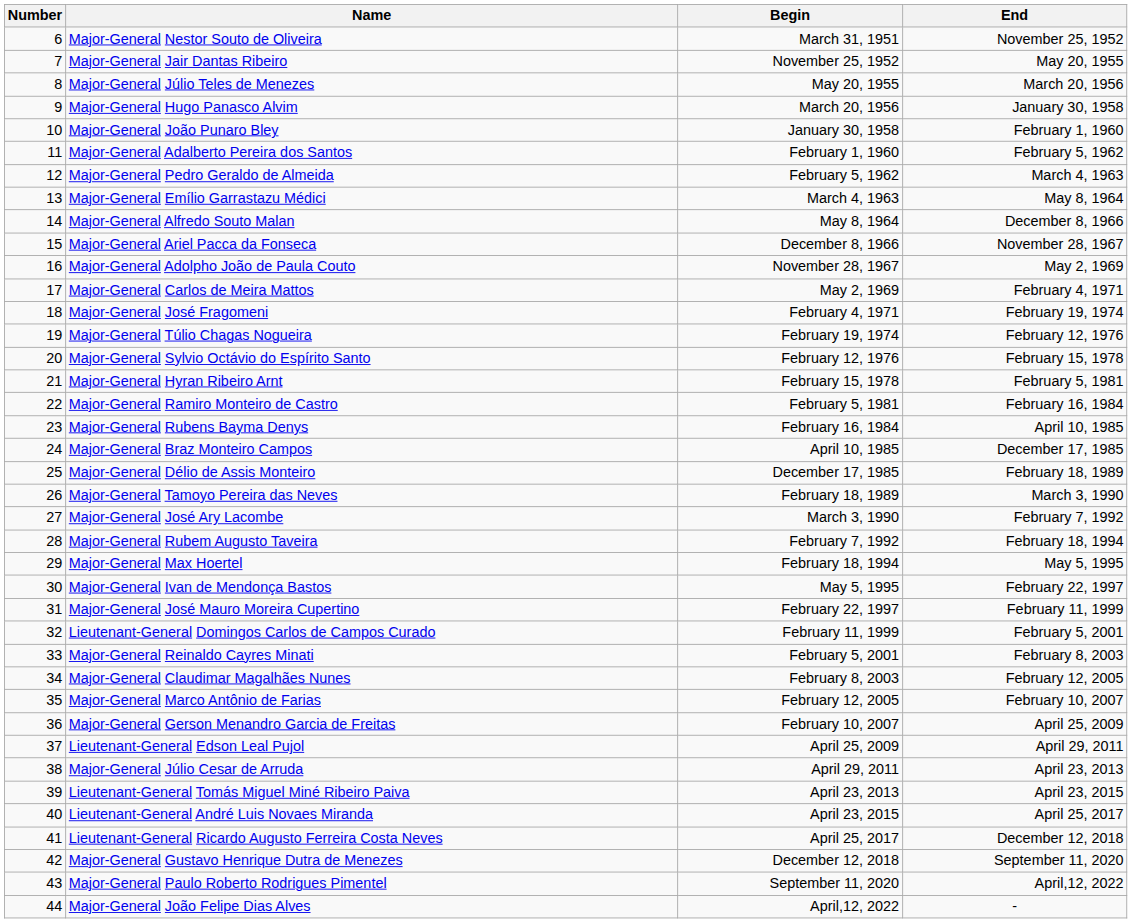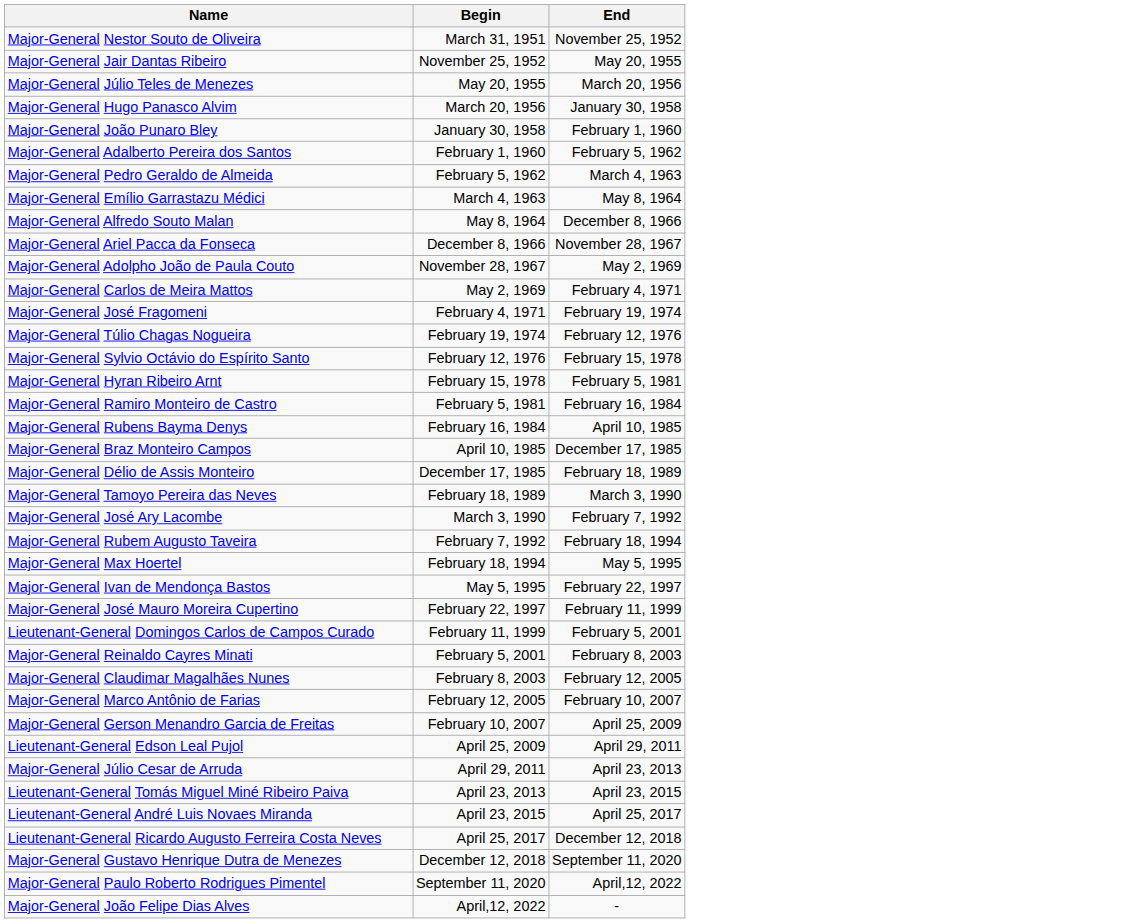- column: (35, 15)
